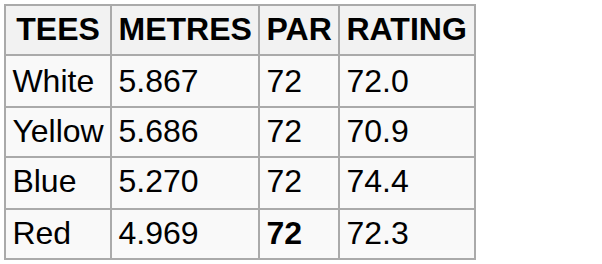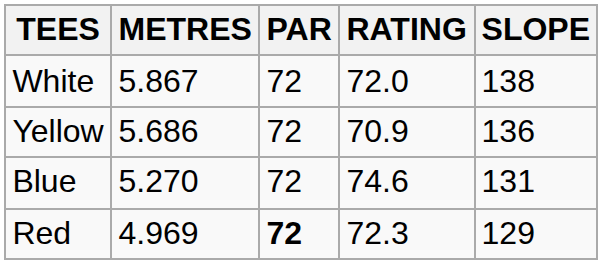+ column: (536, 29)
(378, 182) 74.4 -> (378, 182) 74.6
